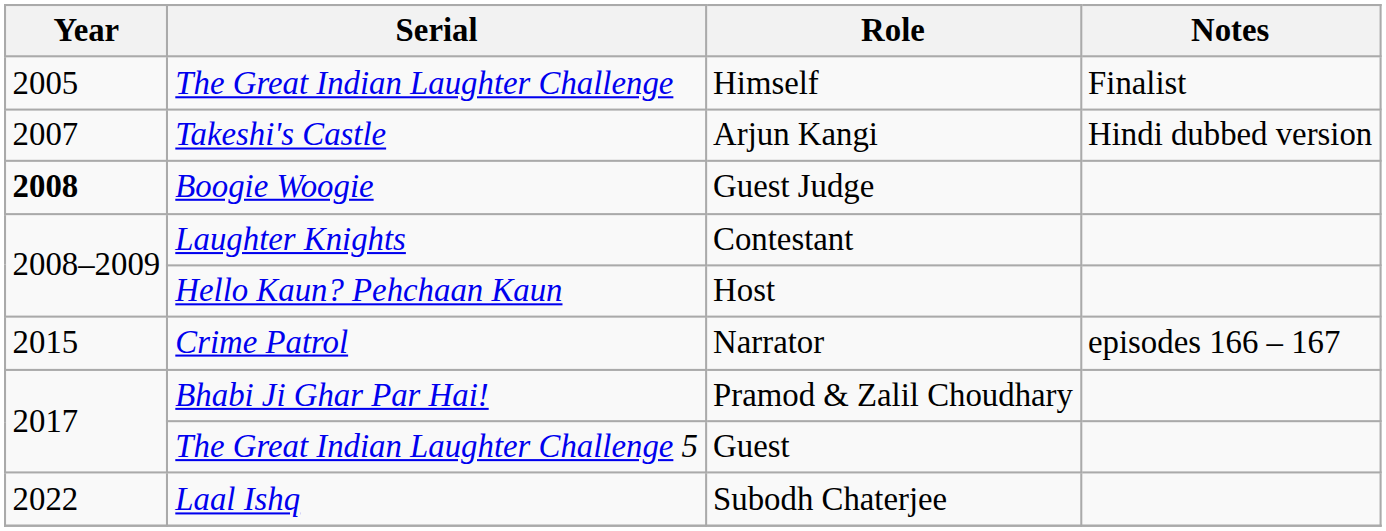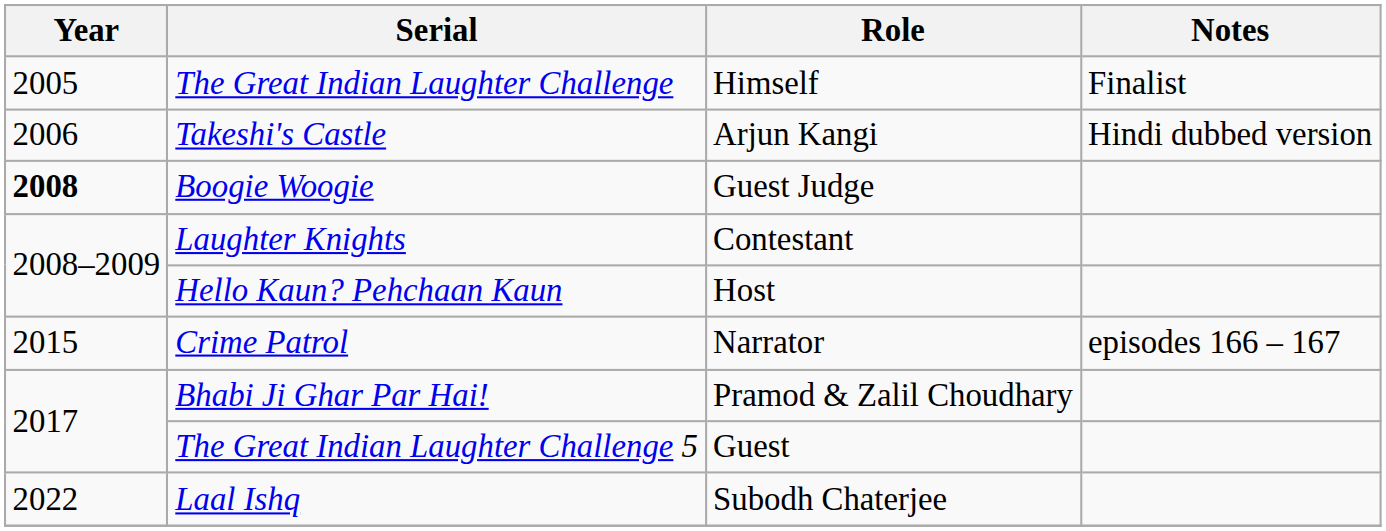(45, 134) 2007 -> (45, 134) 2006
